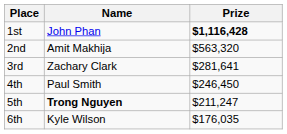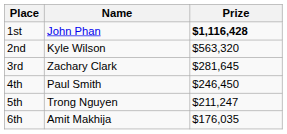(79, 48) Amit Makhija -> (76, 48) Kyle Wilson
(216, 66) $281,641 -> (216, 66) $281,645
(85, 102) bold -> (82, 102) normal
(76, 119) Kyle Wilson -> (79, 119) Amit Makhija
